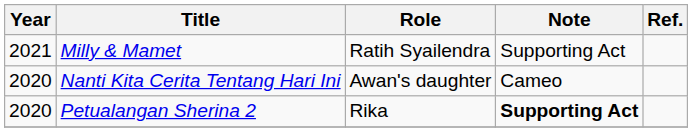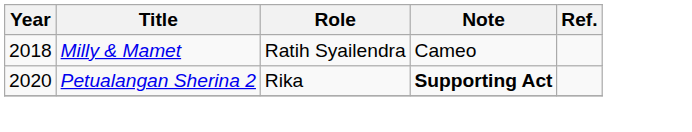(30, 50) 2021 -> (30, 50) 2018
(563, 50) Supporting Act -> (445, 50) Cameo
- row: (201, 80)
